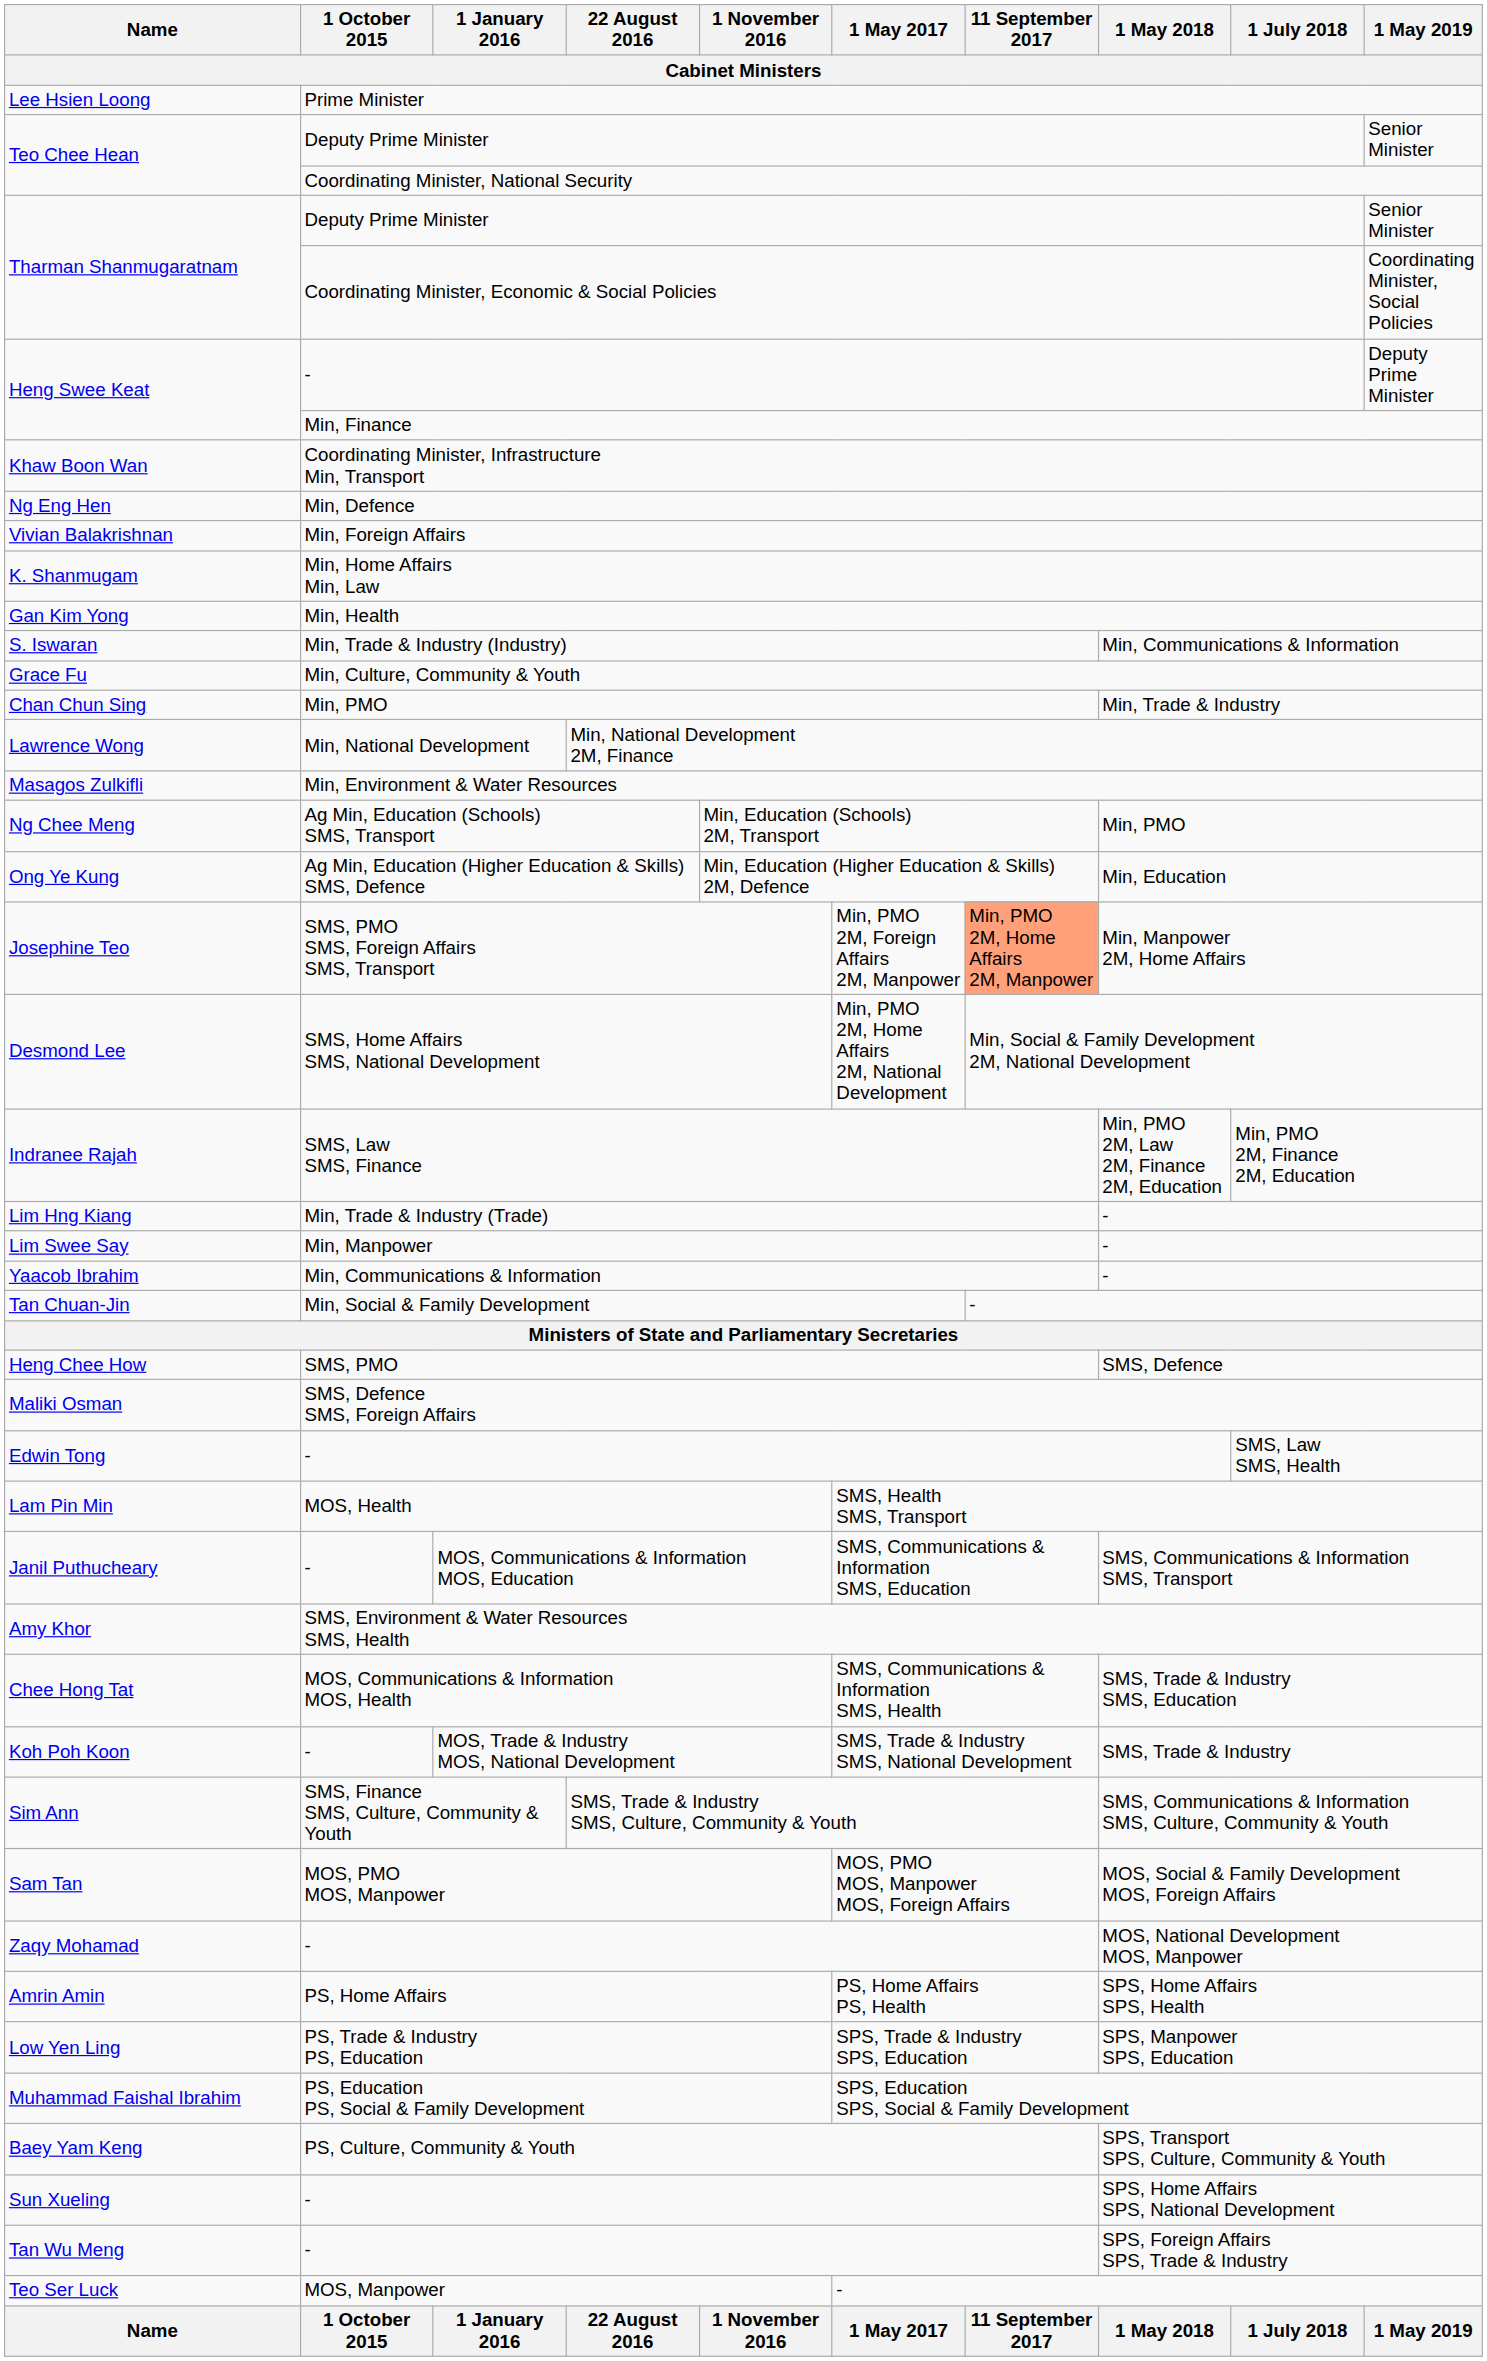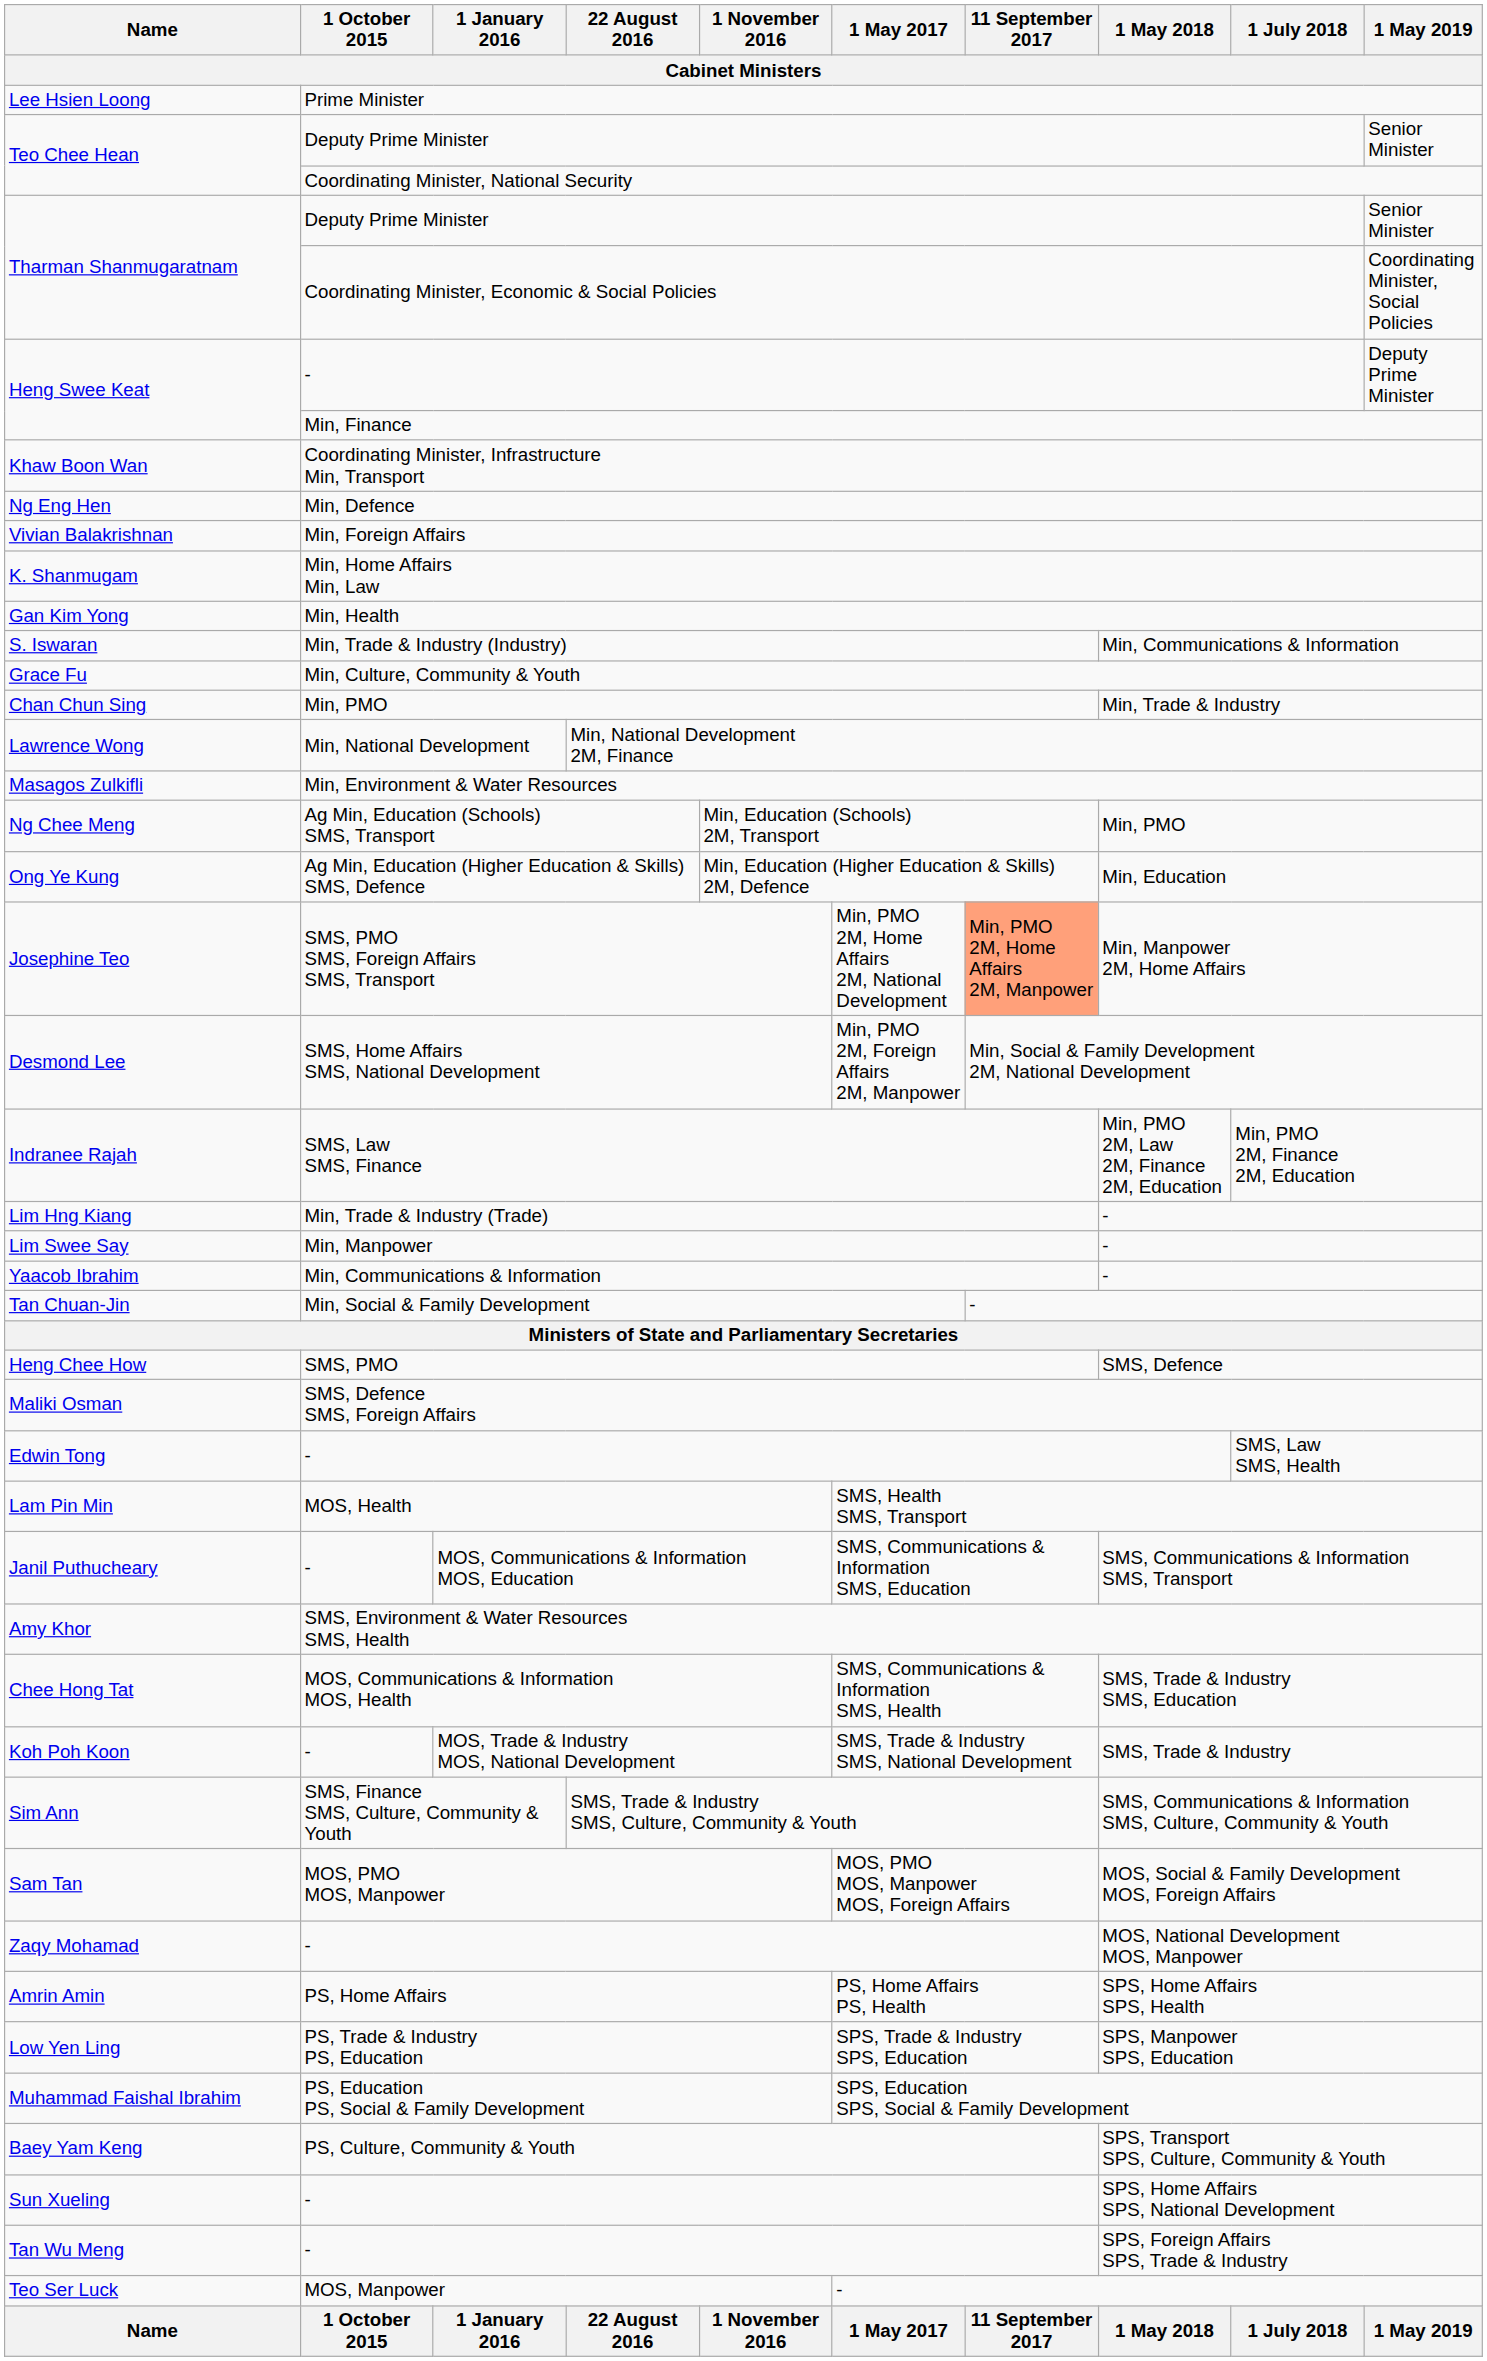(899, 948) Min, PMO 2M, Foreign Affairs 2M, Manpower -> (899, 959) Min, PMO 2M, Home Affairs 2M, National Development
(899, 1052) Min, PMO 2M, Home Affairs 2M, National Development -> (899, 1062) Min, PMO 2M, Foreign Affairs 2M, Manpower
